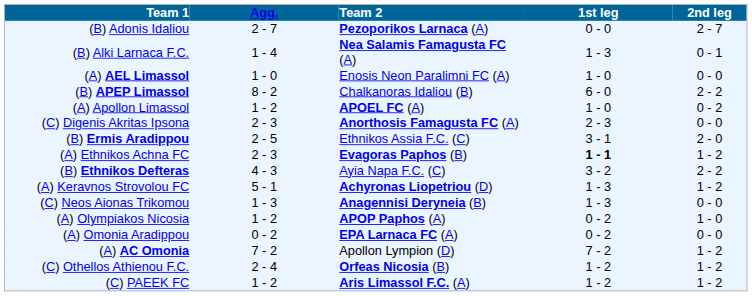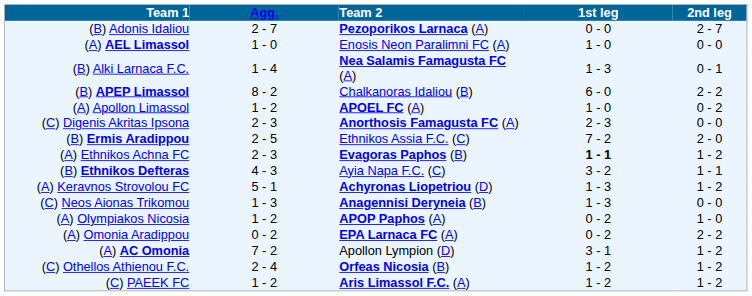rows swapped: (137, 75) <-> (131, 52)
(598, 139) 3 - 1 -> (598, 139) 7 - 2
(709, 171) 2 - 2 -> (709, 171) 1 - 1
(709, 235) 0 - 0 -> (709, 235) 2 - 2
(598, 251) 7 - 2 -> (598, 251) 3 - 1
